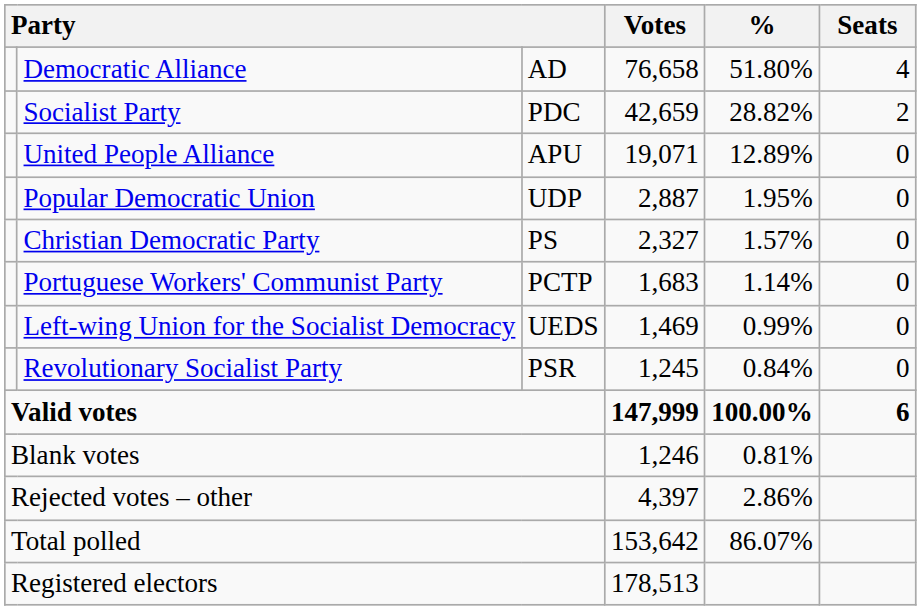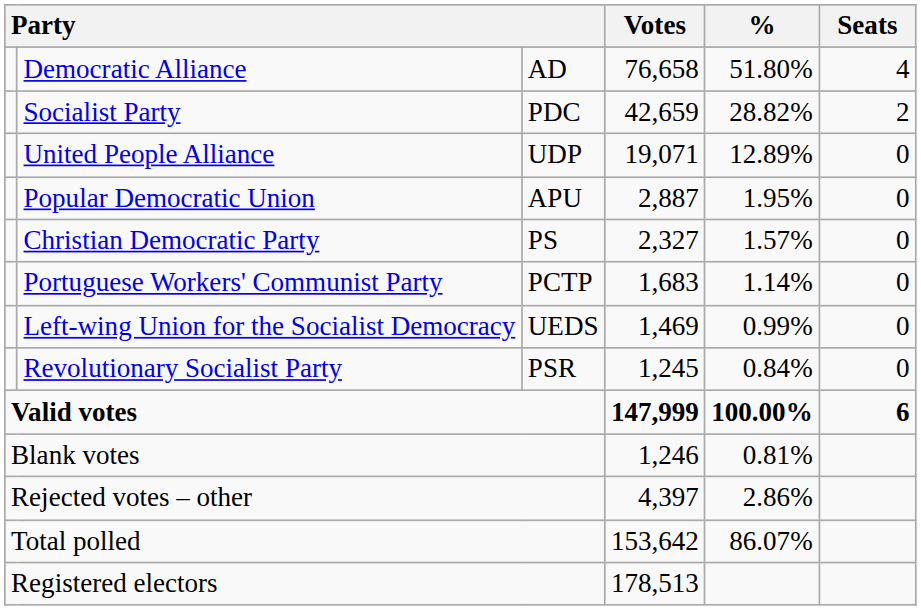(555, 154) APU -> (555, 154) UDP
(555, 197) UDP -> (555, 197) APU
